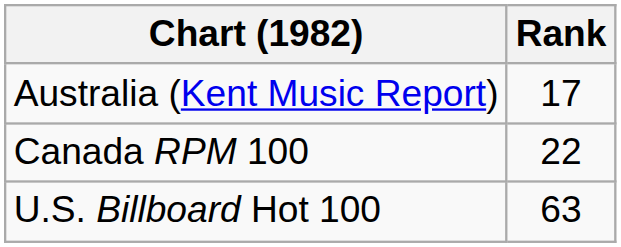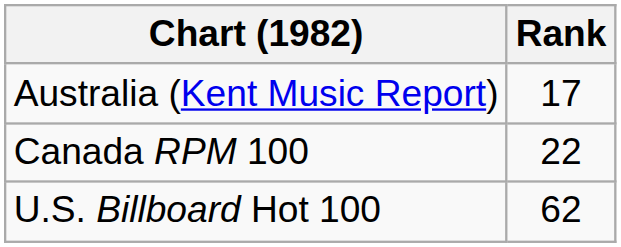(561, 210) 63 -> (561, 210) 62
